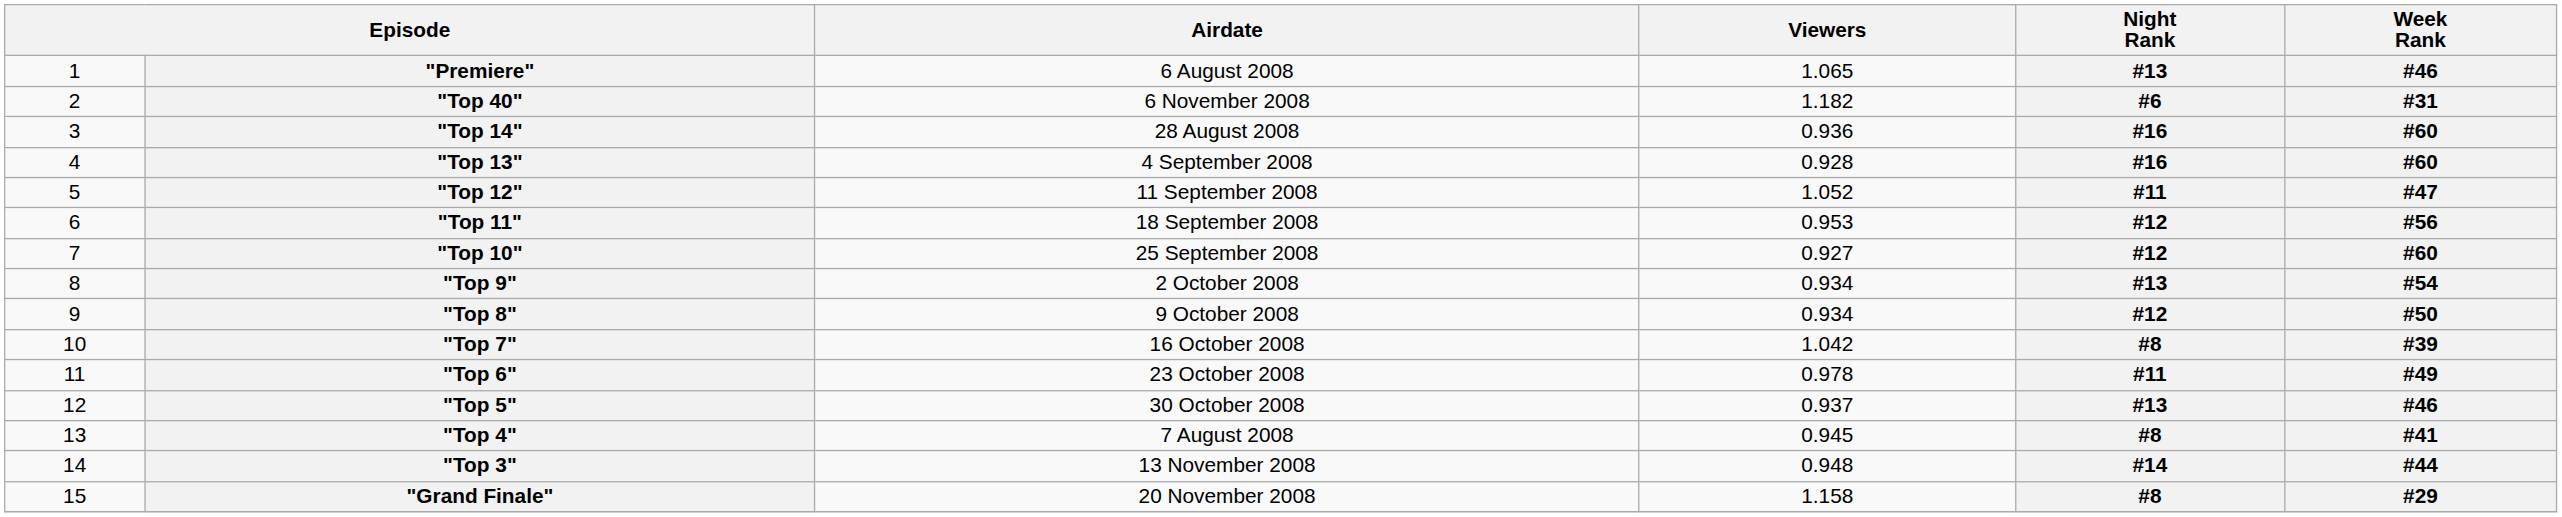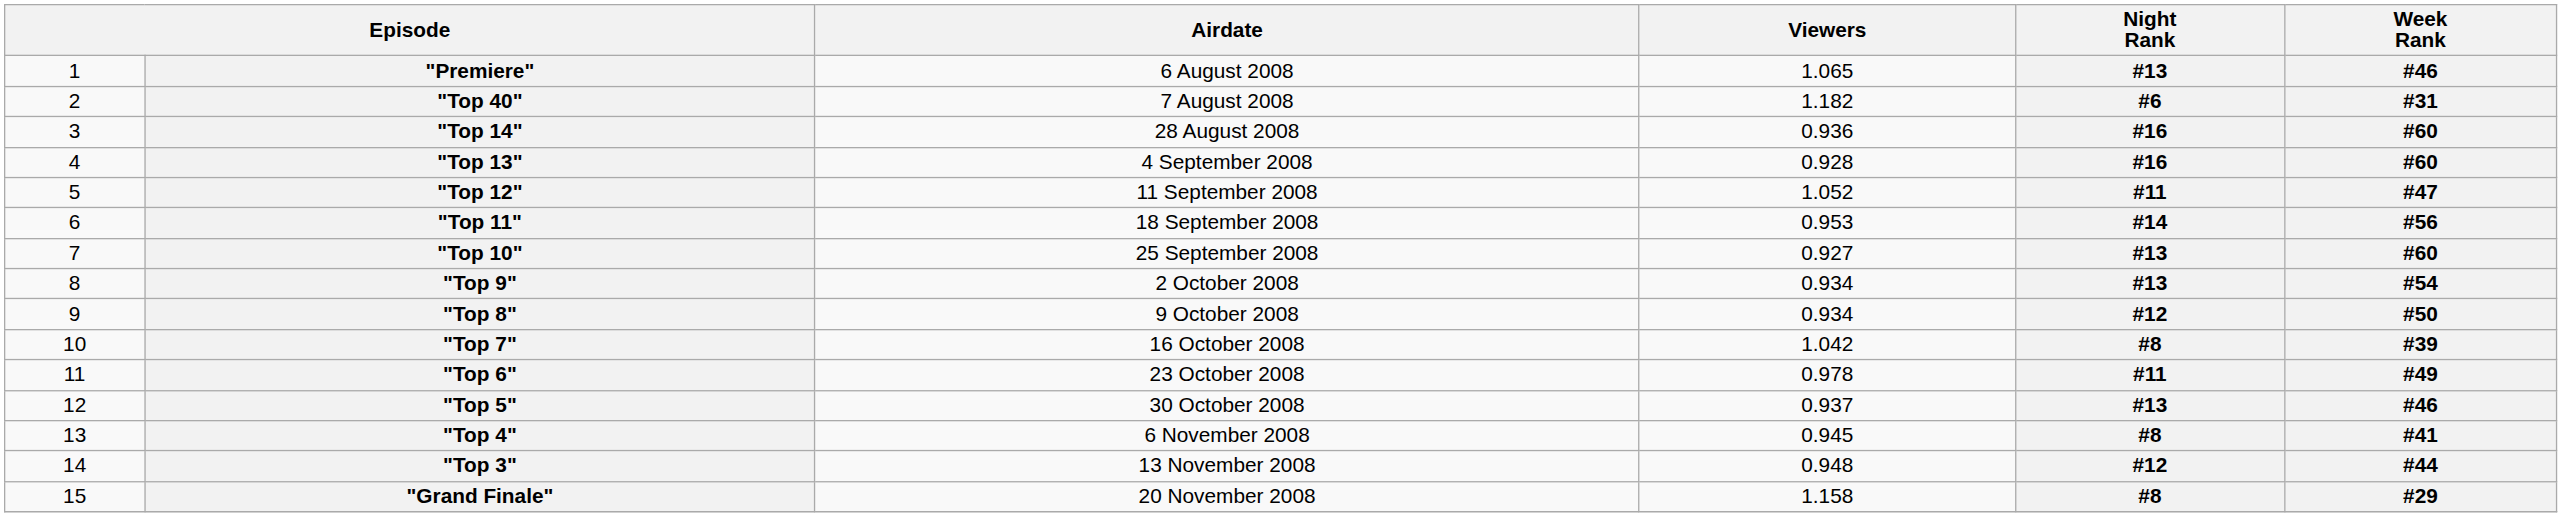(1227, 101) 6 November 2008 -> (1227, 101) 7 August 2008
(2150, 222) #12 -> (2150, 222) #14
(2150, 253) #12 -> (2150, 253) #13
(1227, 435) 7 August 2008 -> (1227, 435) 6 November 2008
(2150, 465) #14 -> (2150, 465) #12
